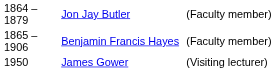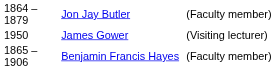rows swapped: (120, 41) <-> (95, 62)
